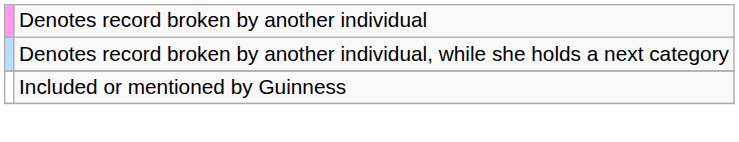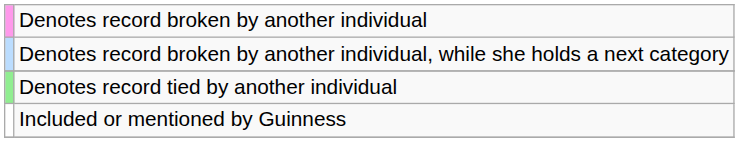+ row: (208, 86)
